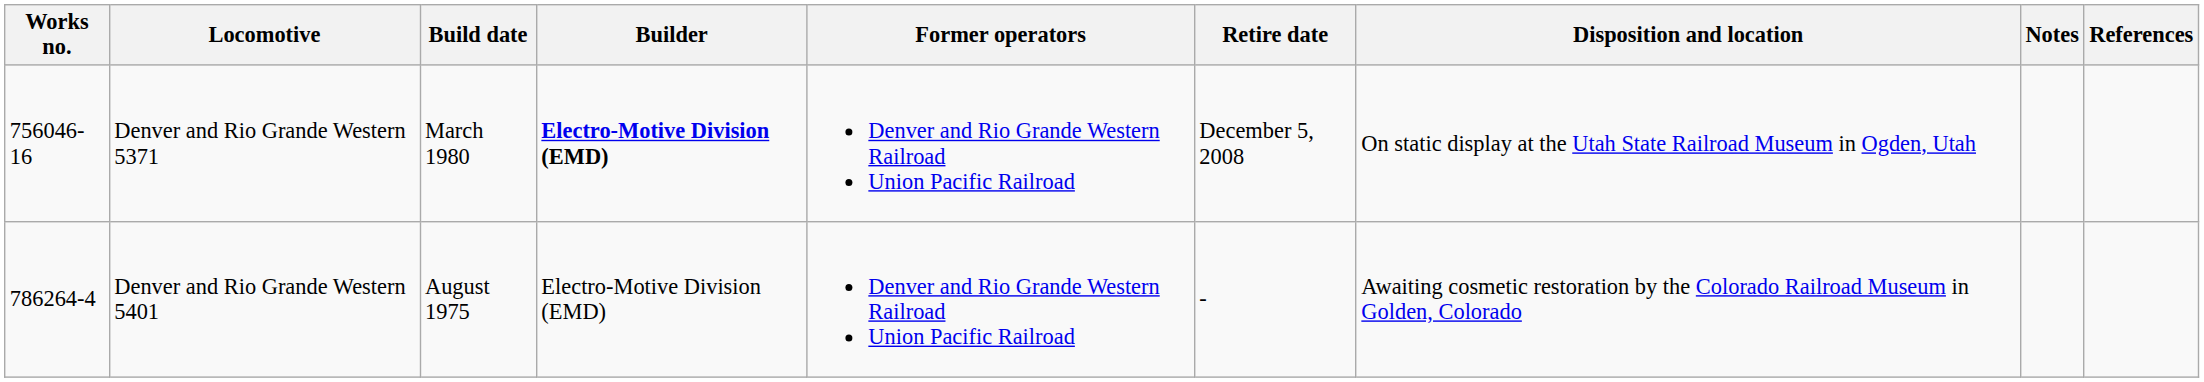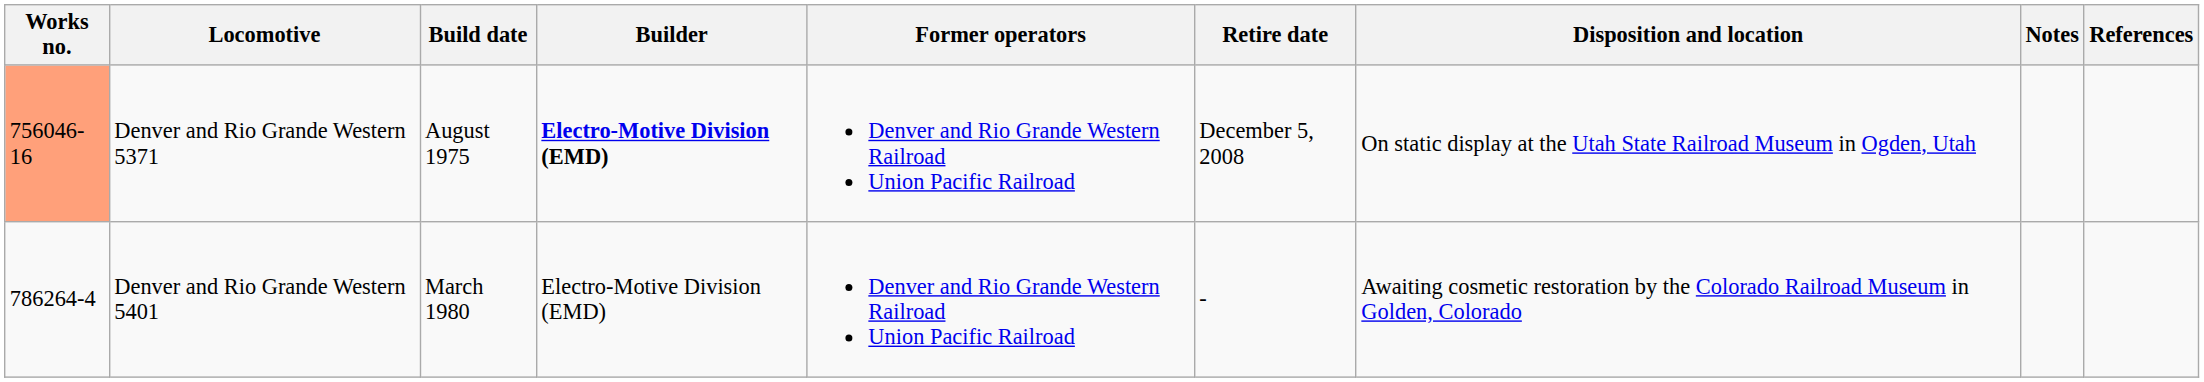(47, 143) no background -> (47, 143) lightsalmon background
(454, 143) March 1980 -> (457, 143) August 1975
(457, 299) August 1975 -> (454, 299) March 1980
